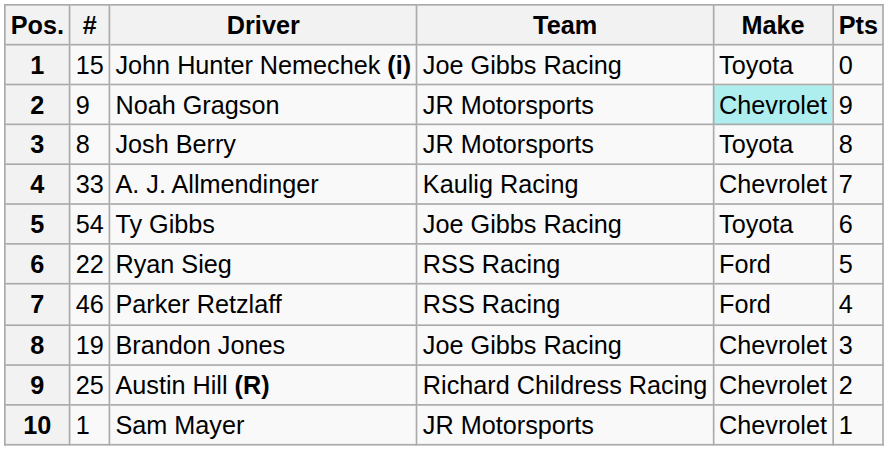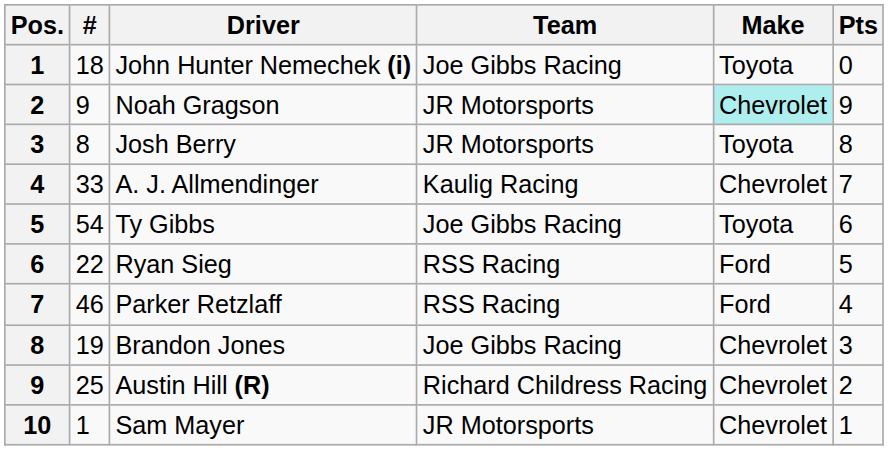(90, 65) 15 -> (90, 65) 18
